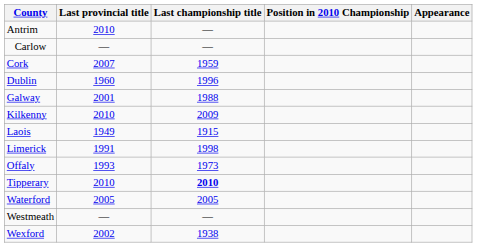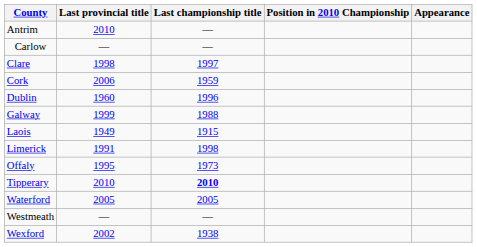+ row: (18, 64)
(104, 64) 2007 -> (104, 81) 2006
(104, 98) 2001 -> (104, 115) 1999
- row: (27, 115)
(104, 166) 1993 -> (104, 166) 1995
